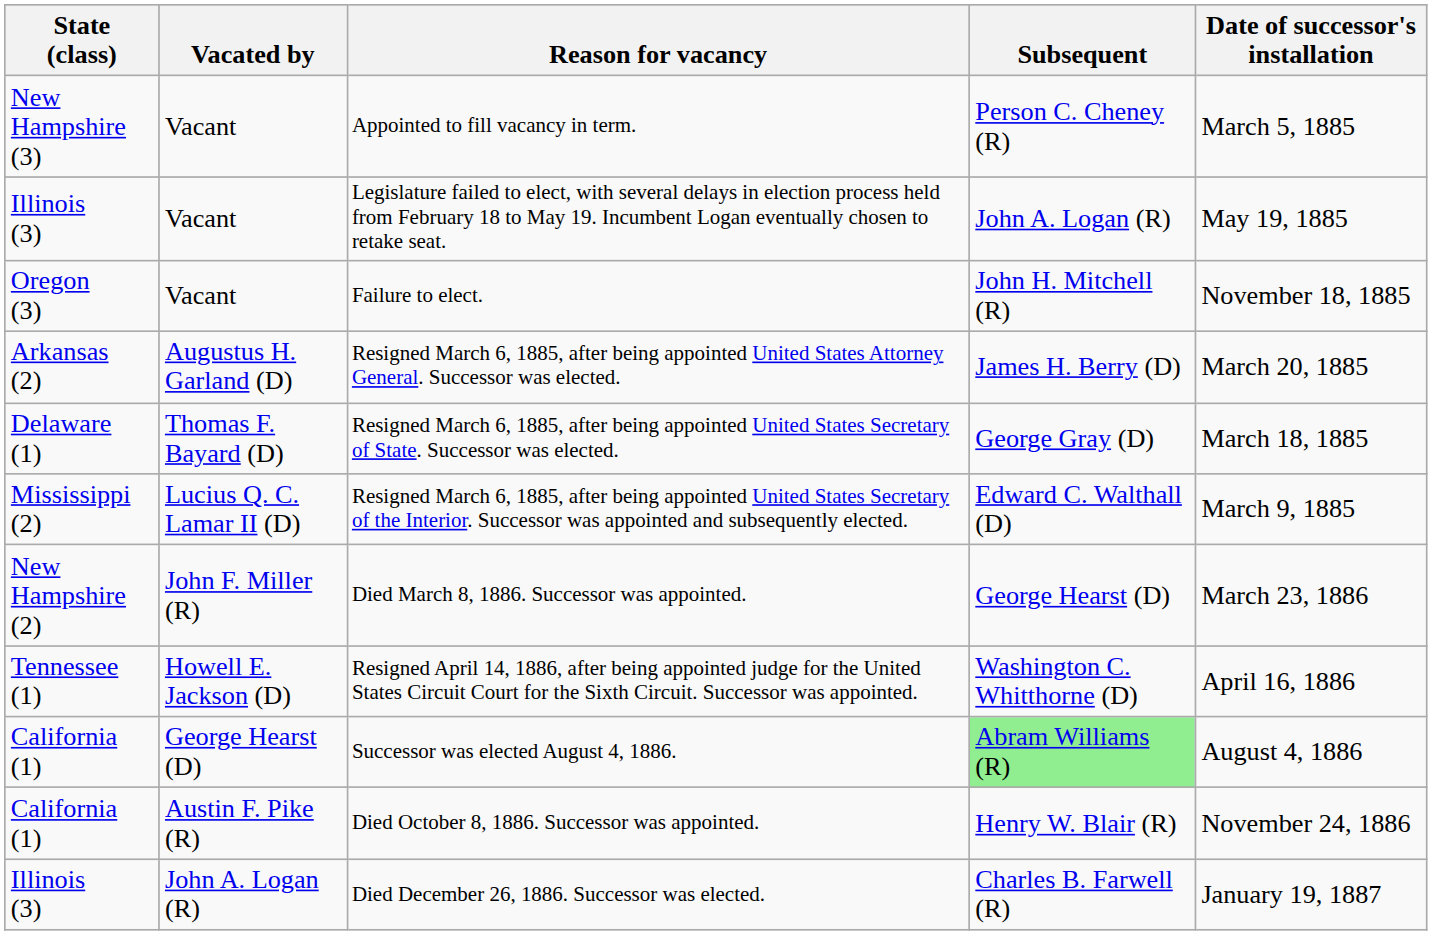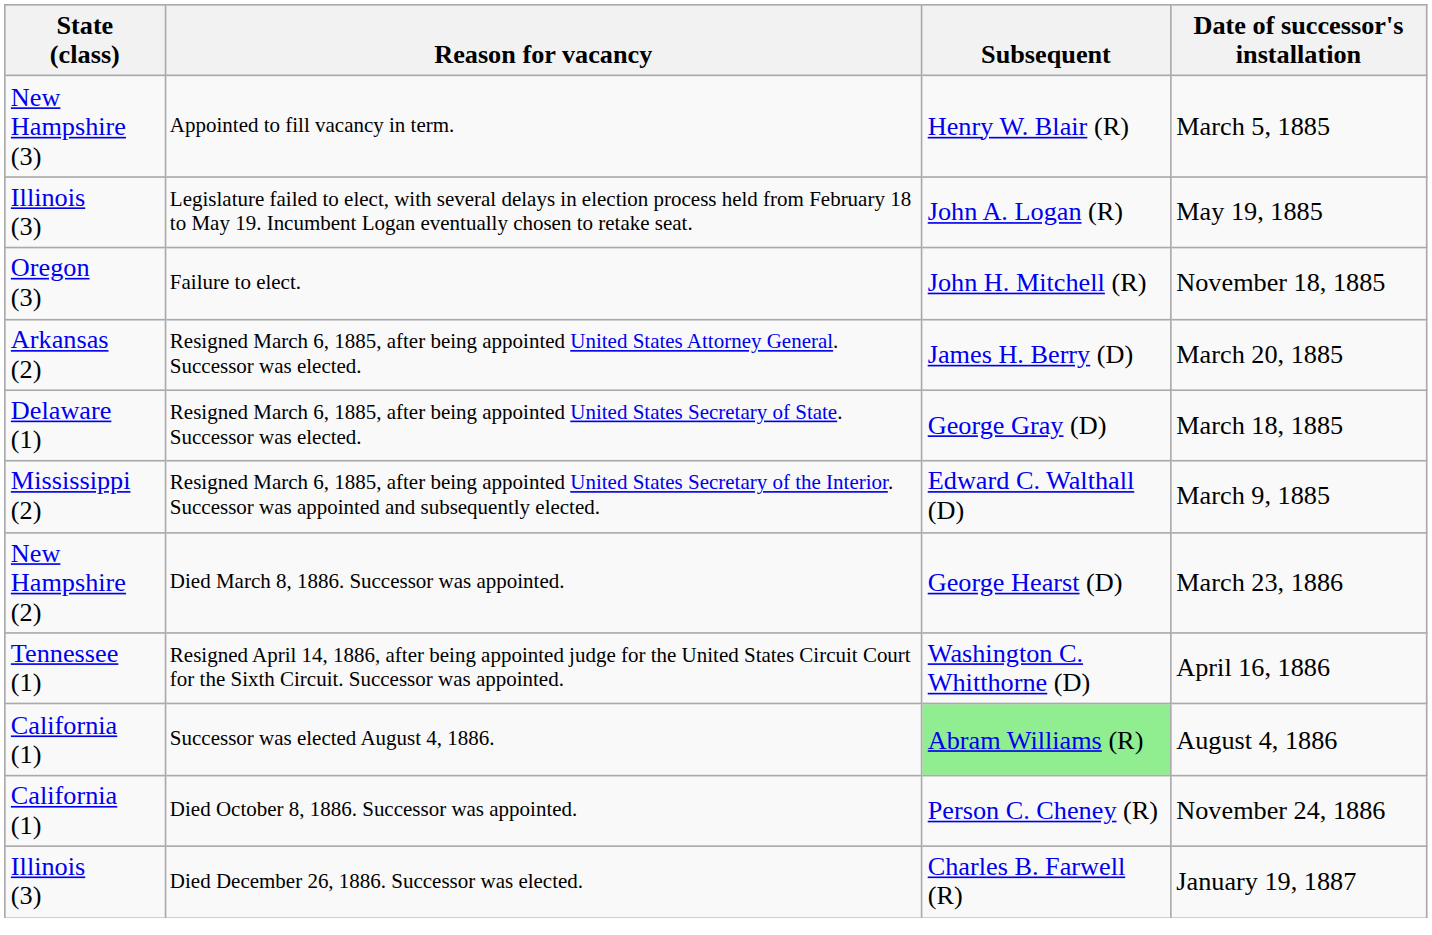- column: (253, 54)
(1070, 125) Person C. Cheney (R) -> (1028, 125) Henry W. Blair (R)
(1076, 823) Henry W. Blair (R) -> (1043, 810) Person C. Cheney (R)
